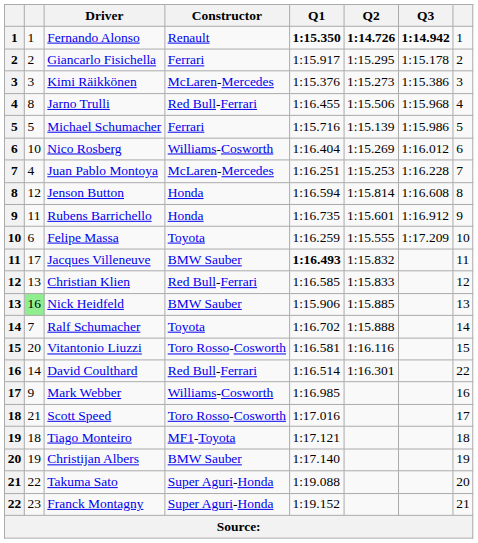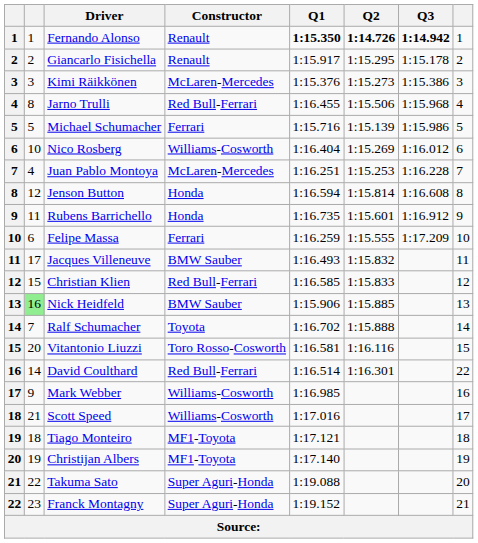(186, 59) Ferrari -> (189, 59) Renault
(186, 237) Toyota -> (186, 237) Ferrari
(317, 259) bold -> (316, 259) normal
(34, 281) 13 -> (34, 281) 15
(227, 415) Toro Rosso-Cosworth -> (221, 415) Williams-Cosworth
(205, 459) BMW Sauber -> (202, 459) MF1-Toyota
